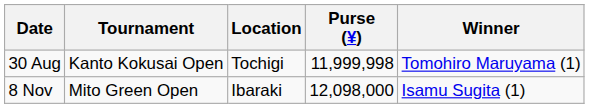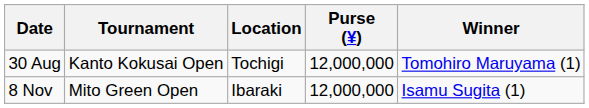(352, 64) 11,999,998 -> (352, 64) 12,000,000
(352, 90) 12,098,000 -> (352, 90) 12,000,000
